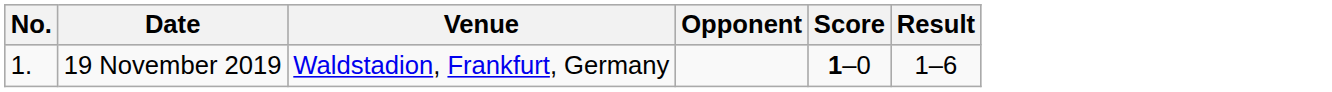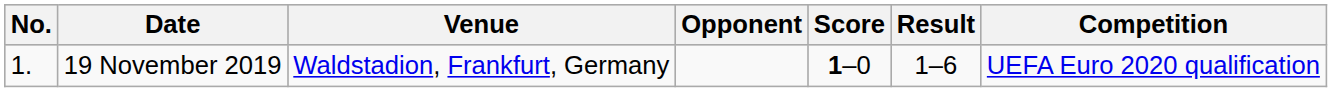+ column: (1153, 24)
